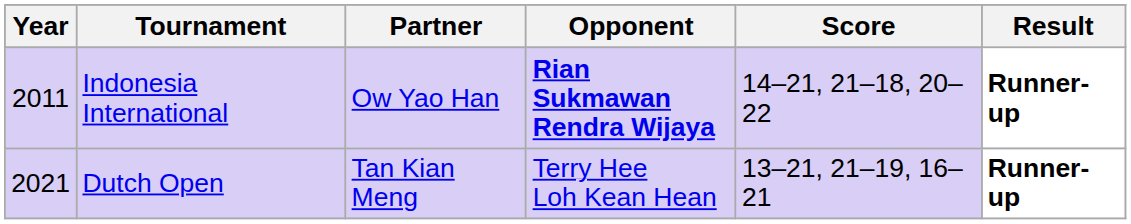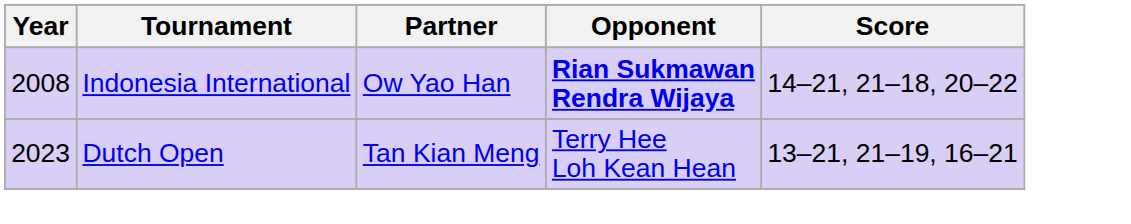- column: (1053, 26)
(41, 98) 2011 -> (41, 83) 2008
(41, 184) 2021 -> (41, 154) 2023
